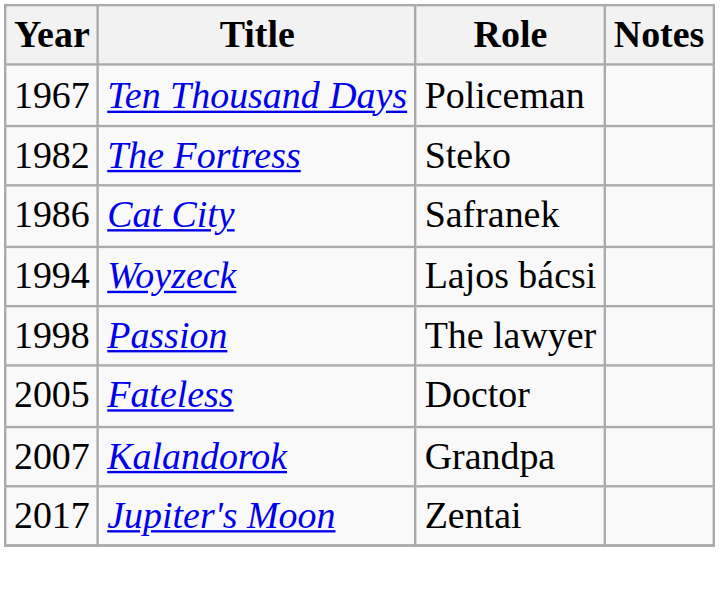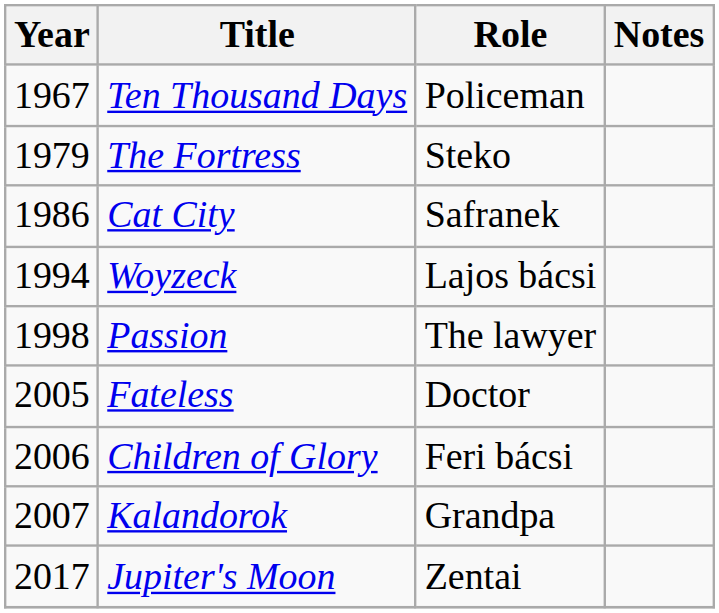(52, 154) 1982 -> (52, 154) 1979
+ row: (242, 455)
